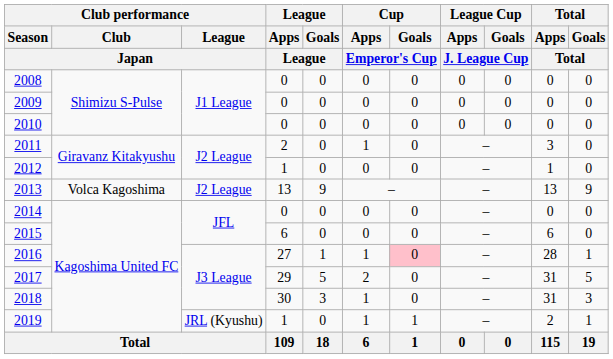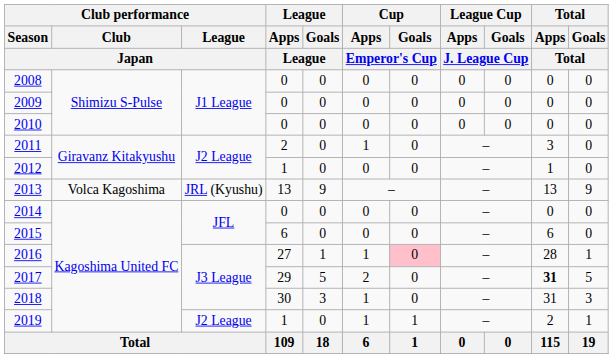(224, 189) J2 League -> (224, 189) JRL (Kyushu)
(550, 277) normal -> (550, 277) bold
(224, 320) JRL (Kyushu) -> (224, 320) J2 League
